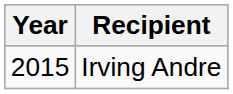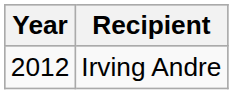(40, 66) 2015 -> (40, 66) 2012
